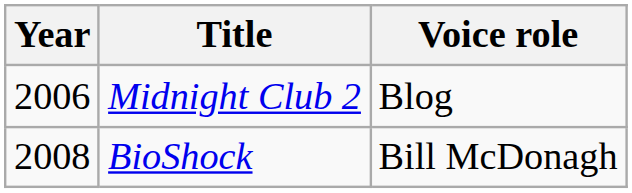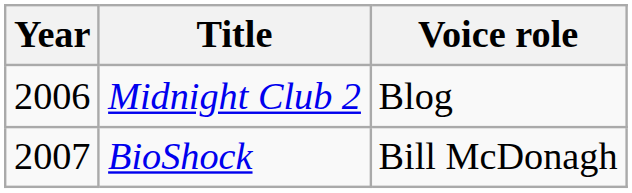(52, 156) 2008 -> (52, 156) 2007
